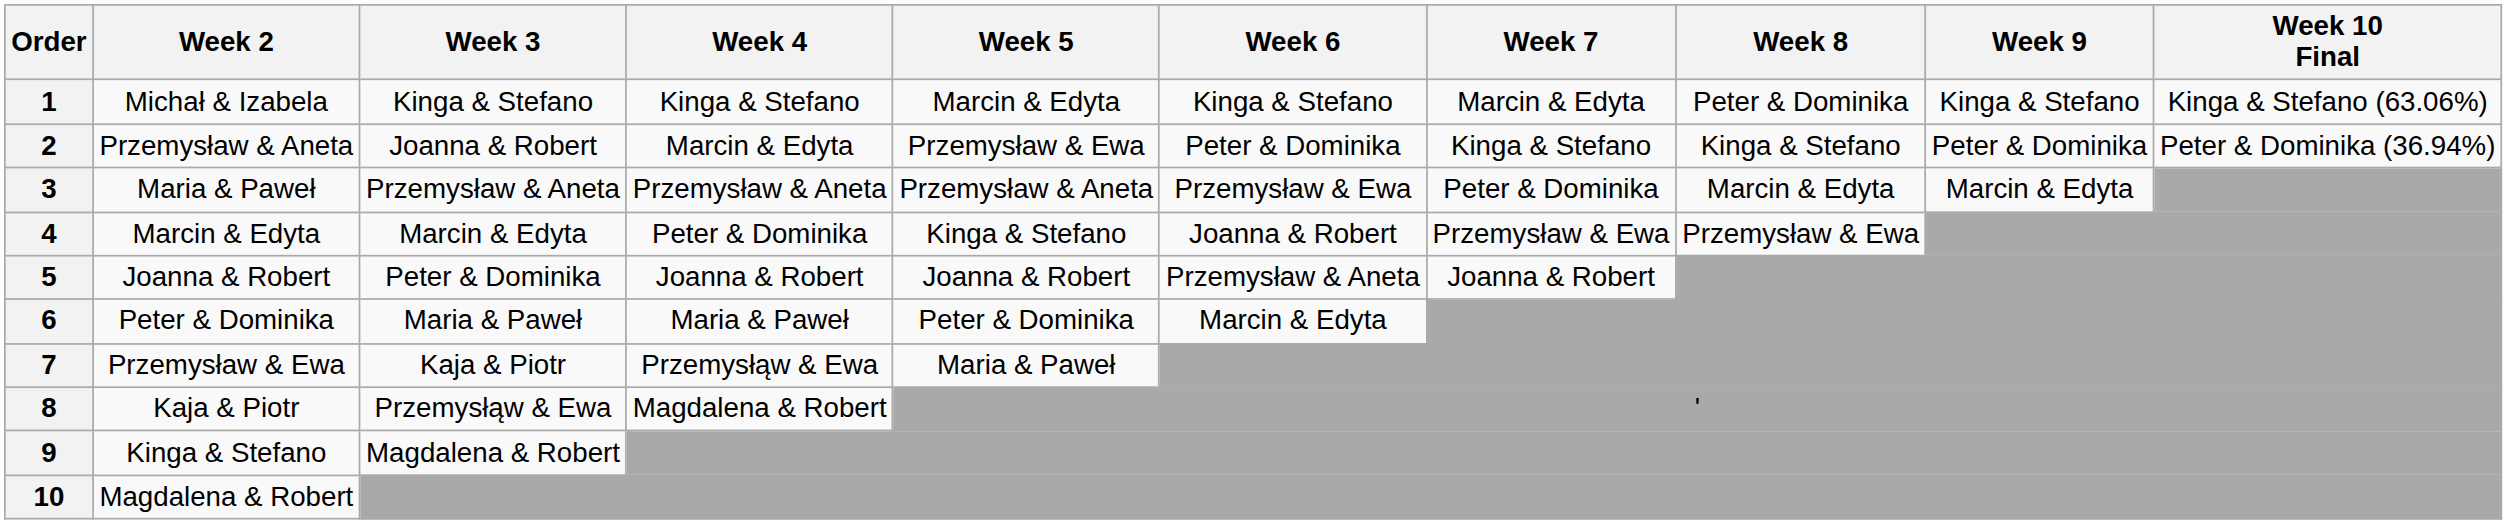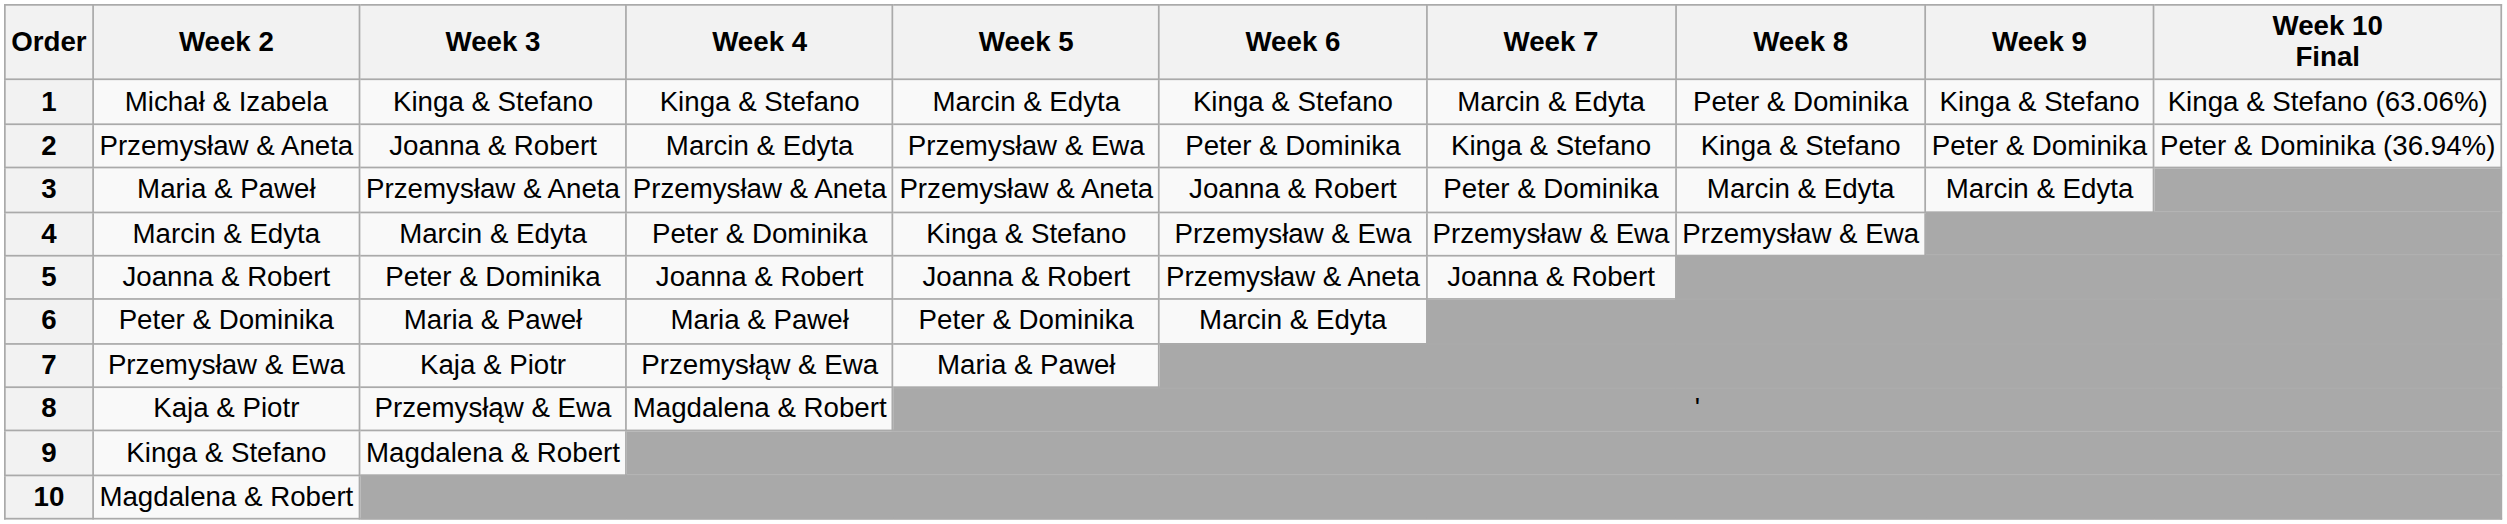(1293, 189) Przemysław & Ewa -> (1293, 189) Joanna & Robert
(1293, 233) Joanna & Robert -> (1293, 233) Przemysław & Ewa
